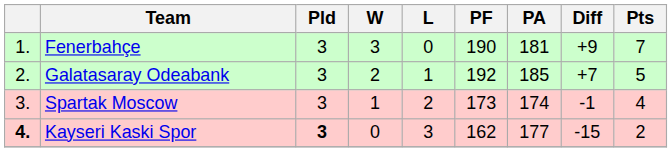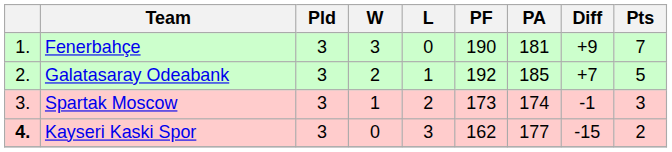(640, 103) 4 -> (640, 103) 3
(322, 132) bold -> (322, 132) normal
